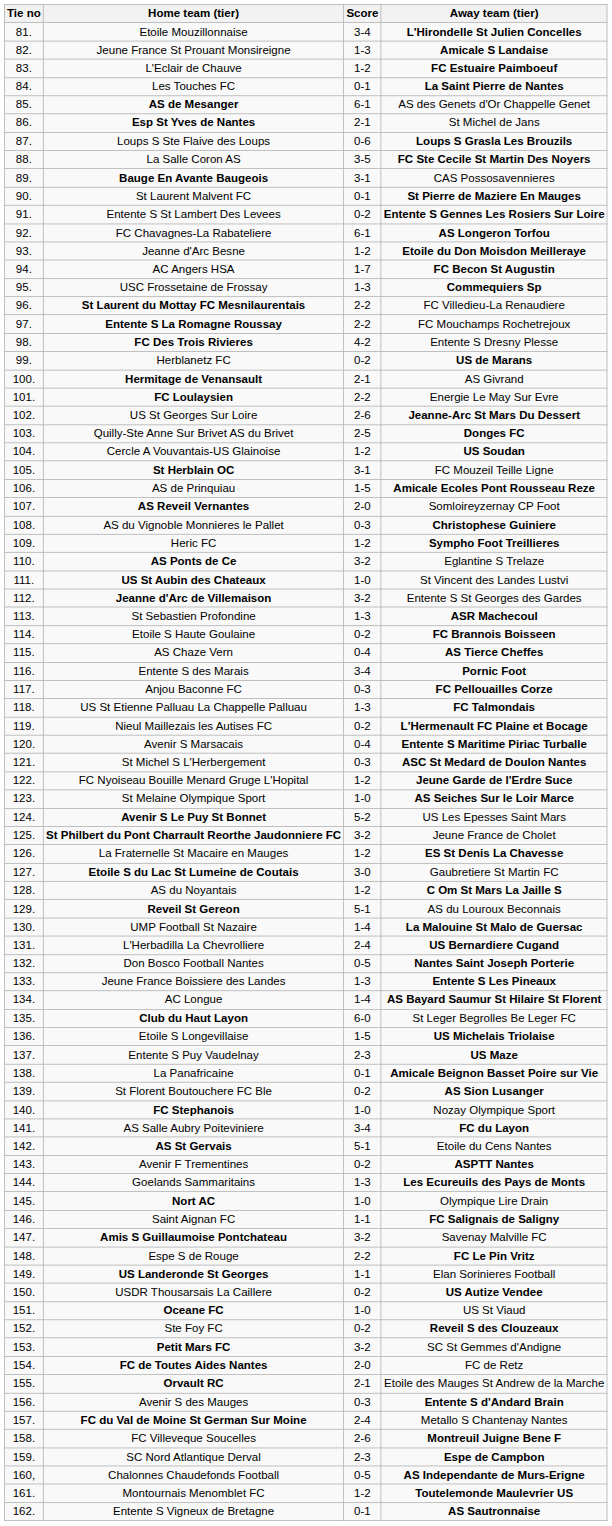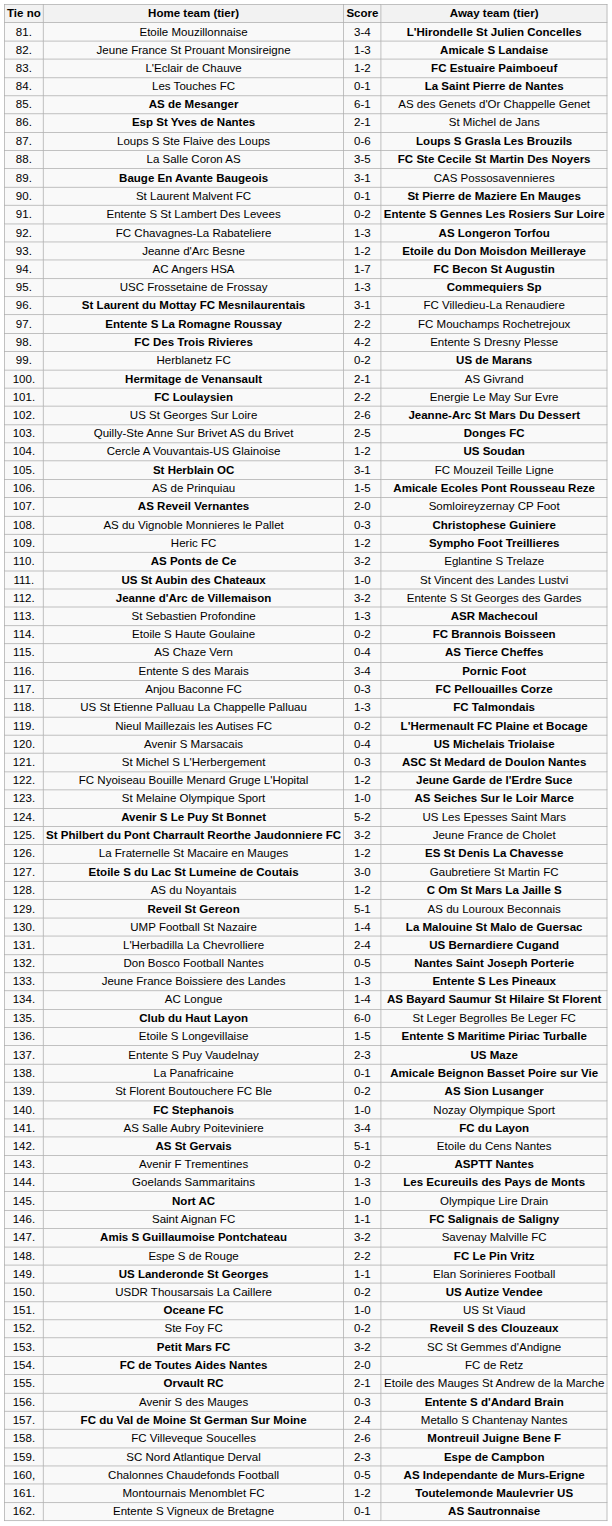(362, 232) 6-1 -> (362, 232) 1-3
(362, 305) 2-2 -> (362, 305) 3-1
(494, 744) Entente S Maritime Piriac Turballe -> (494, 744) US Michelais Triolaise
(494, 1036) US Michelais Triolaise -> (494, 1036) Entente S Maritime Piriac Turballe
